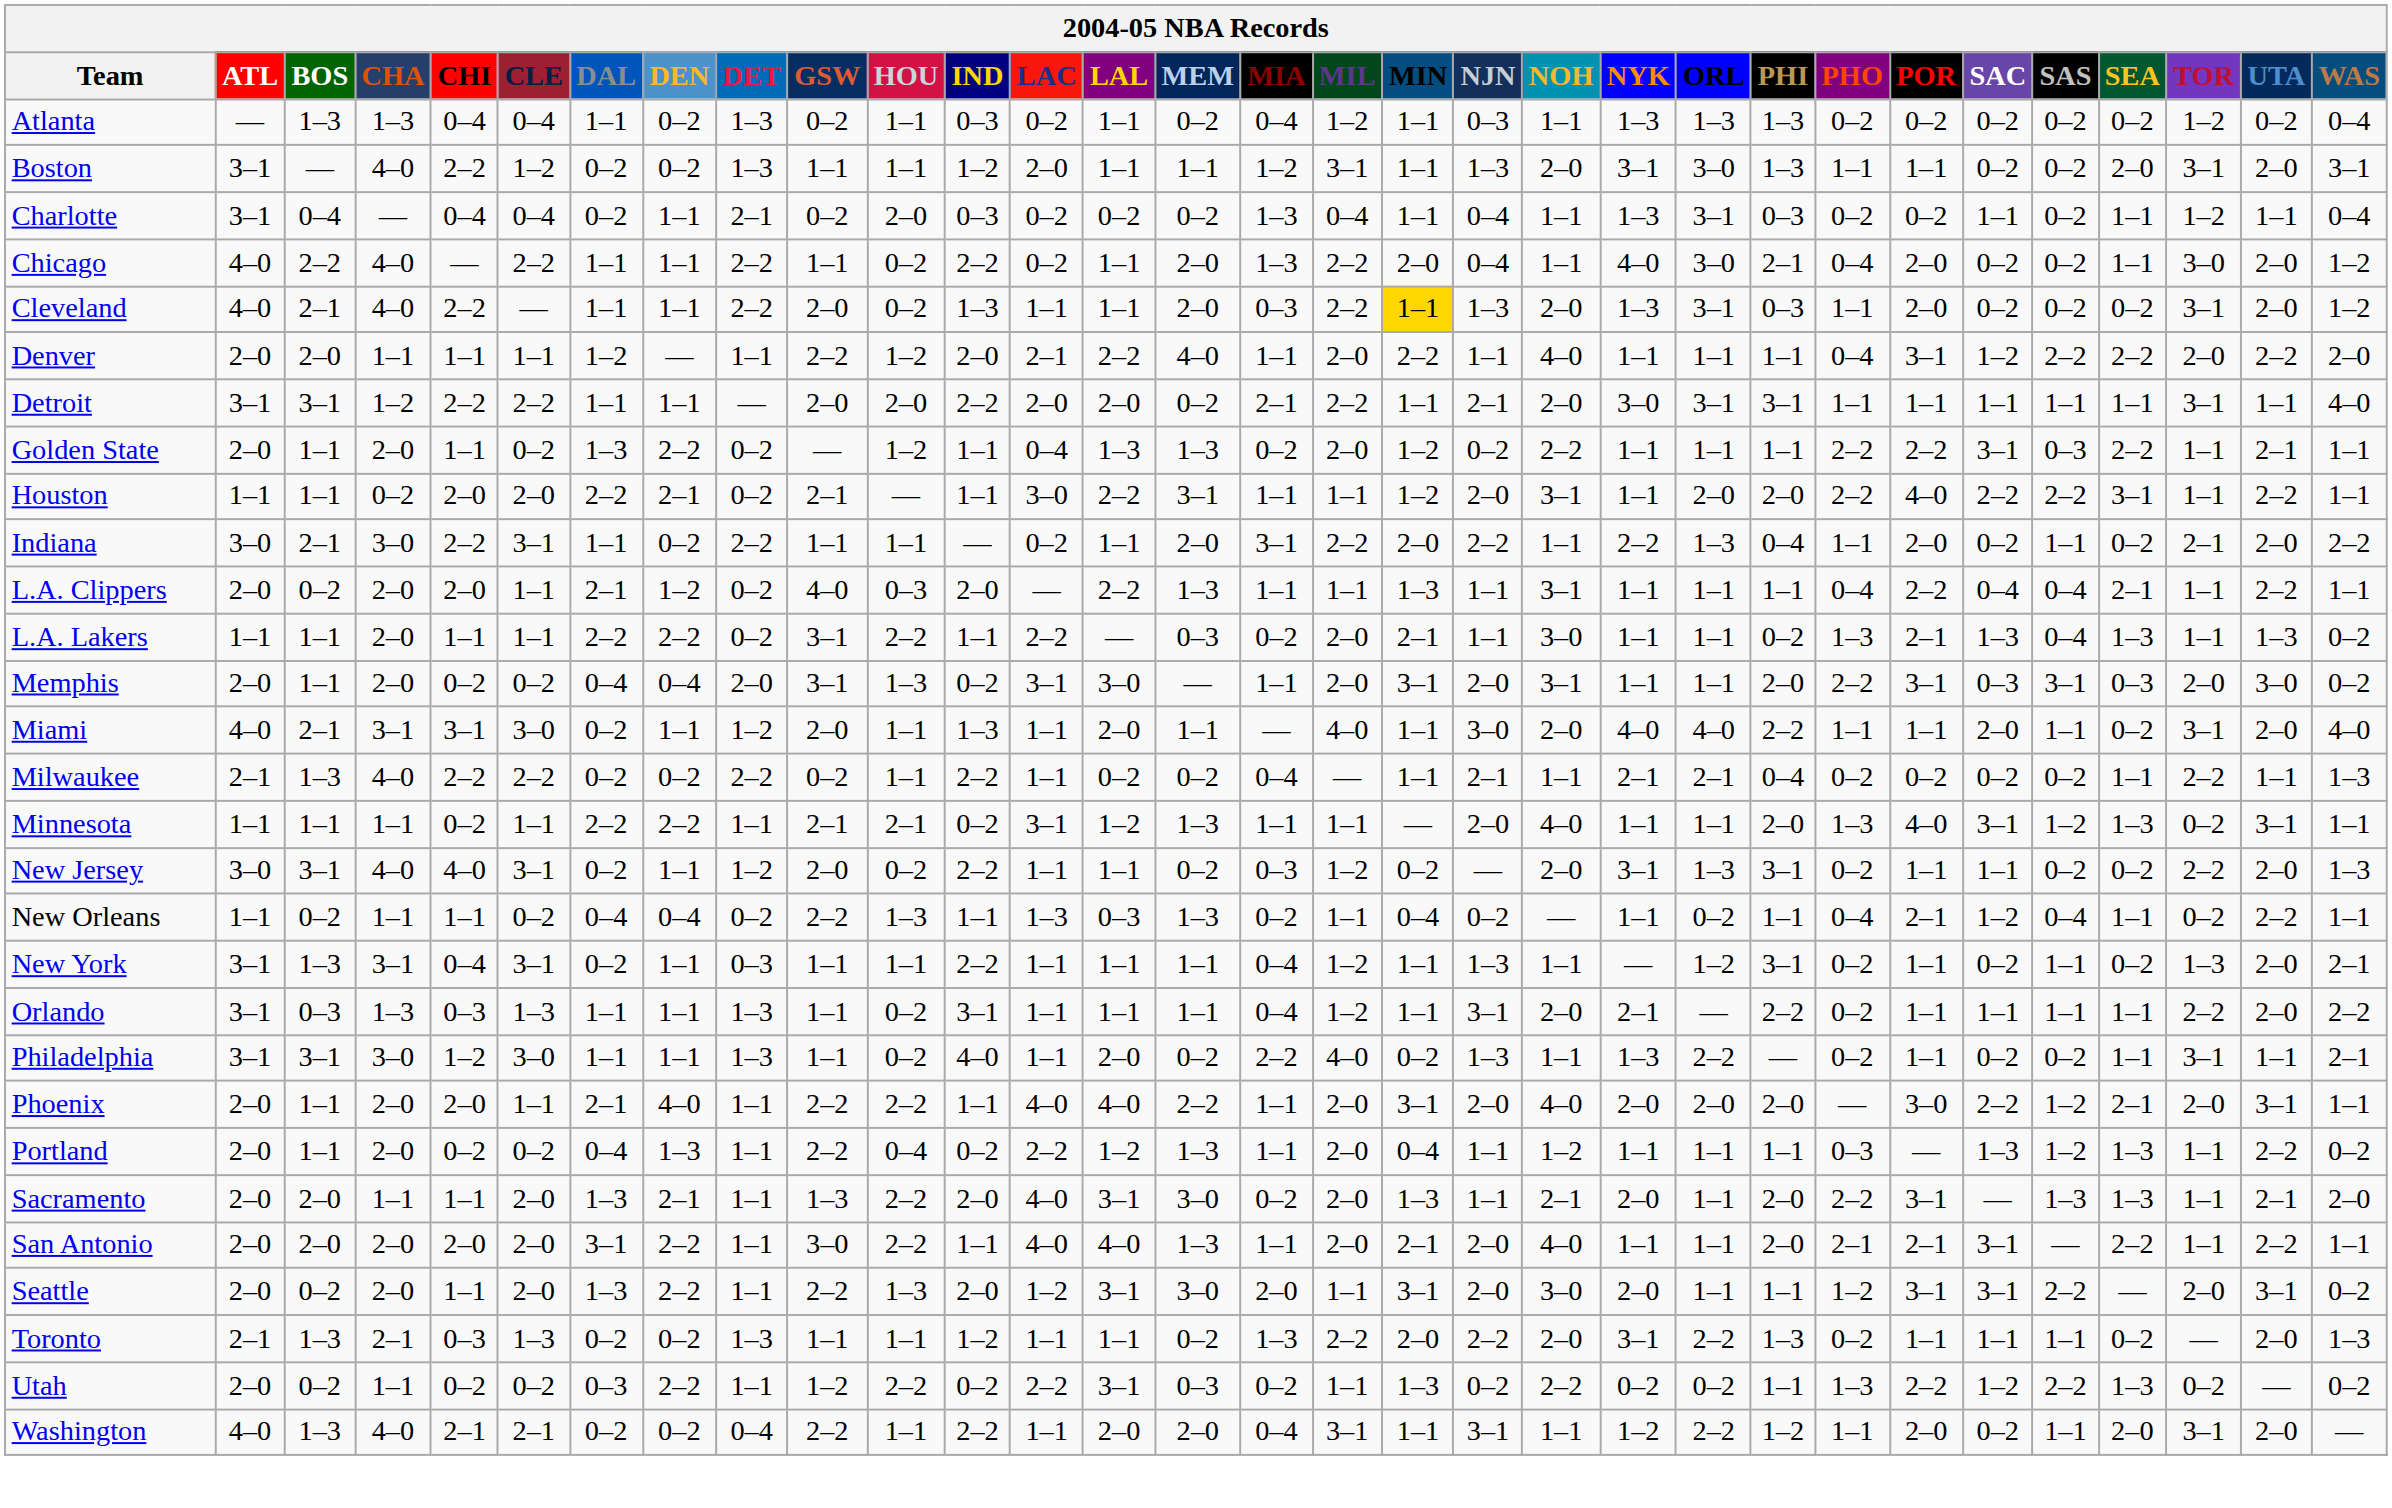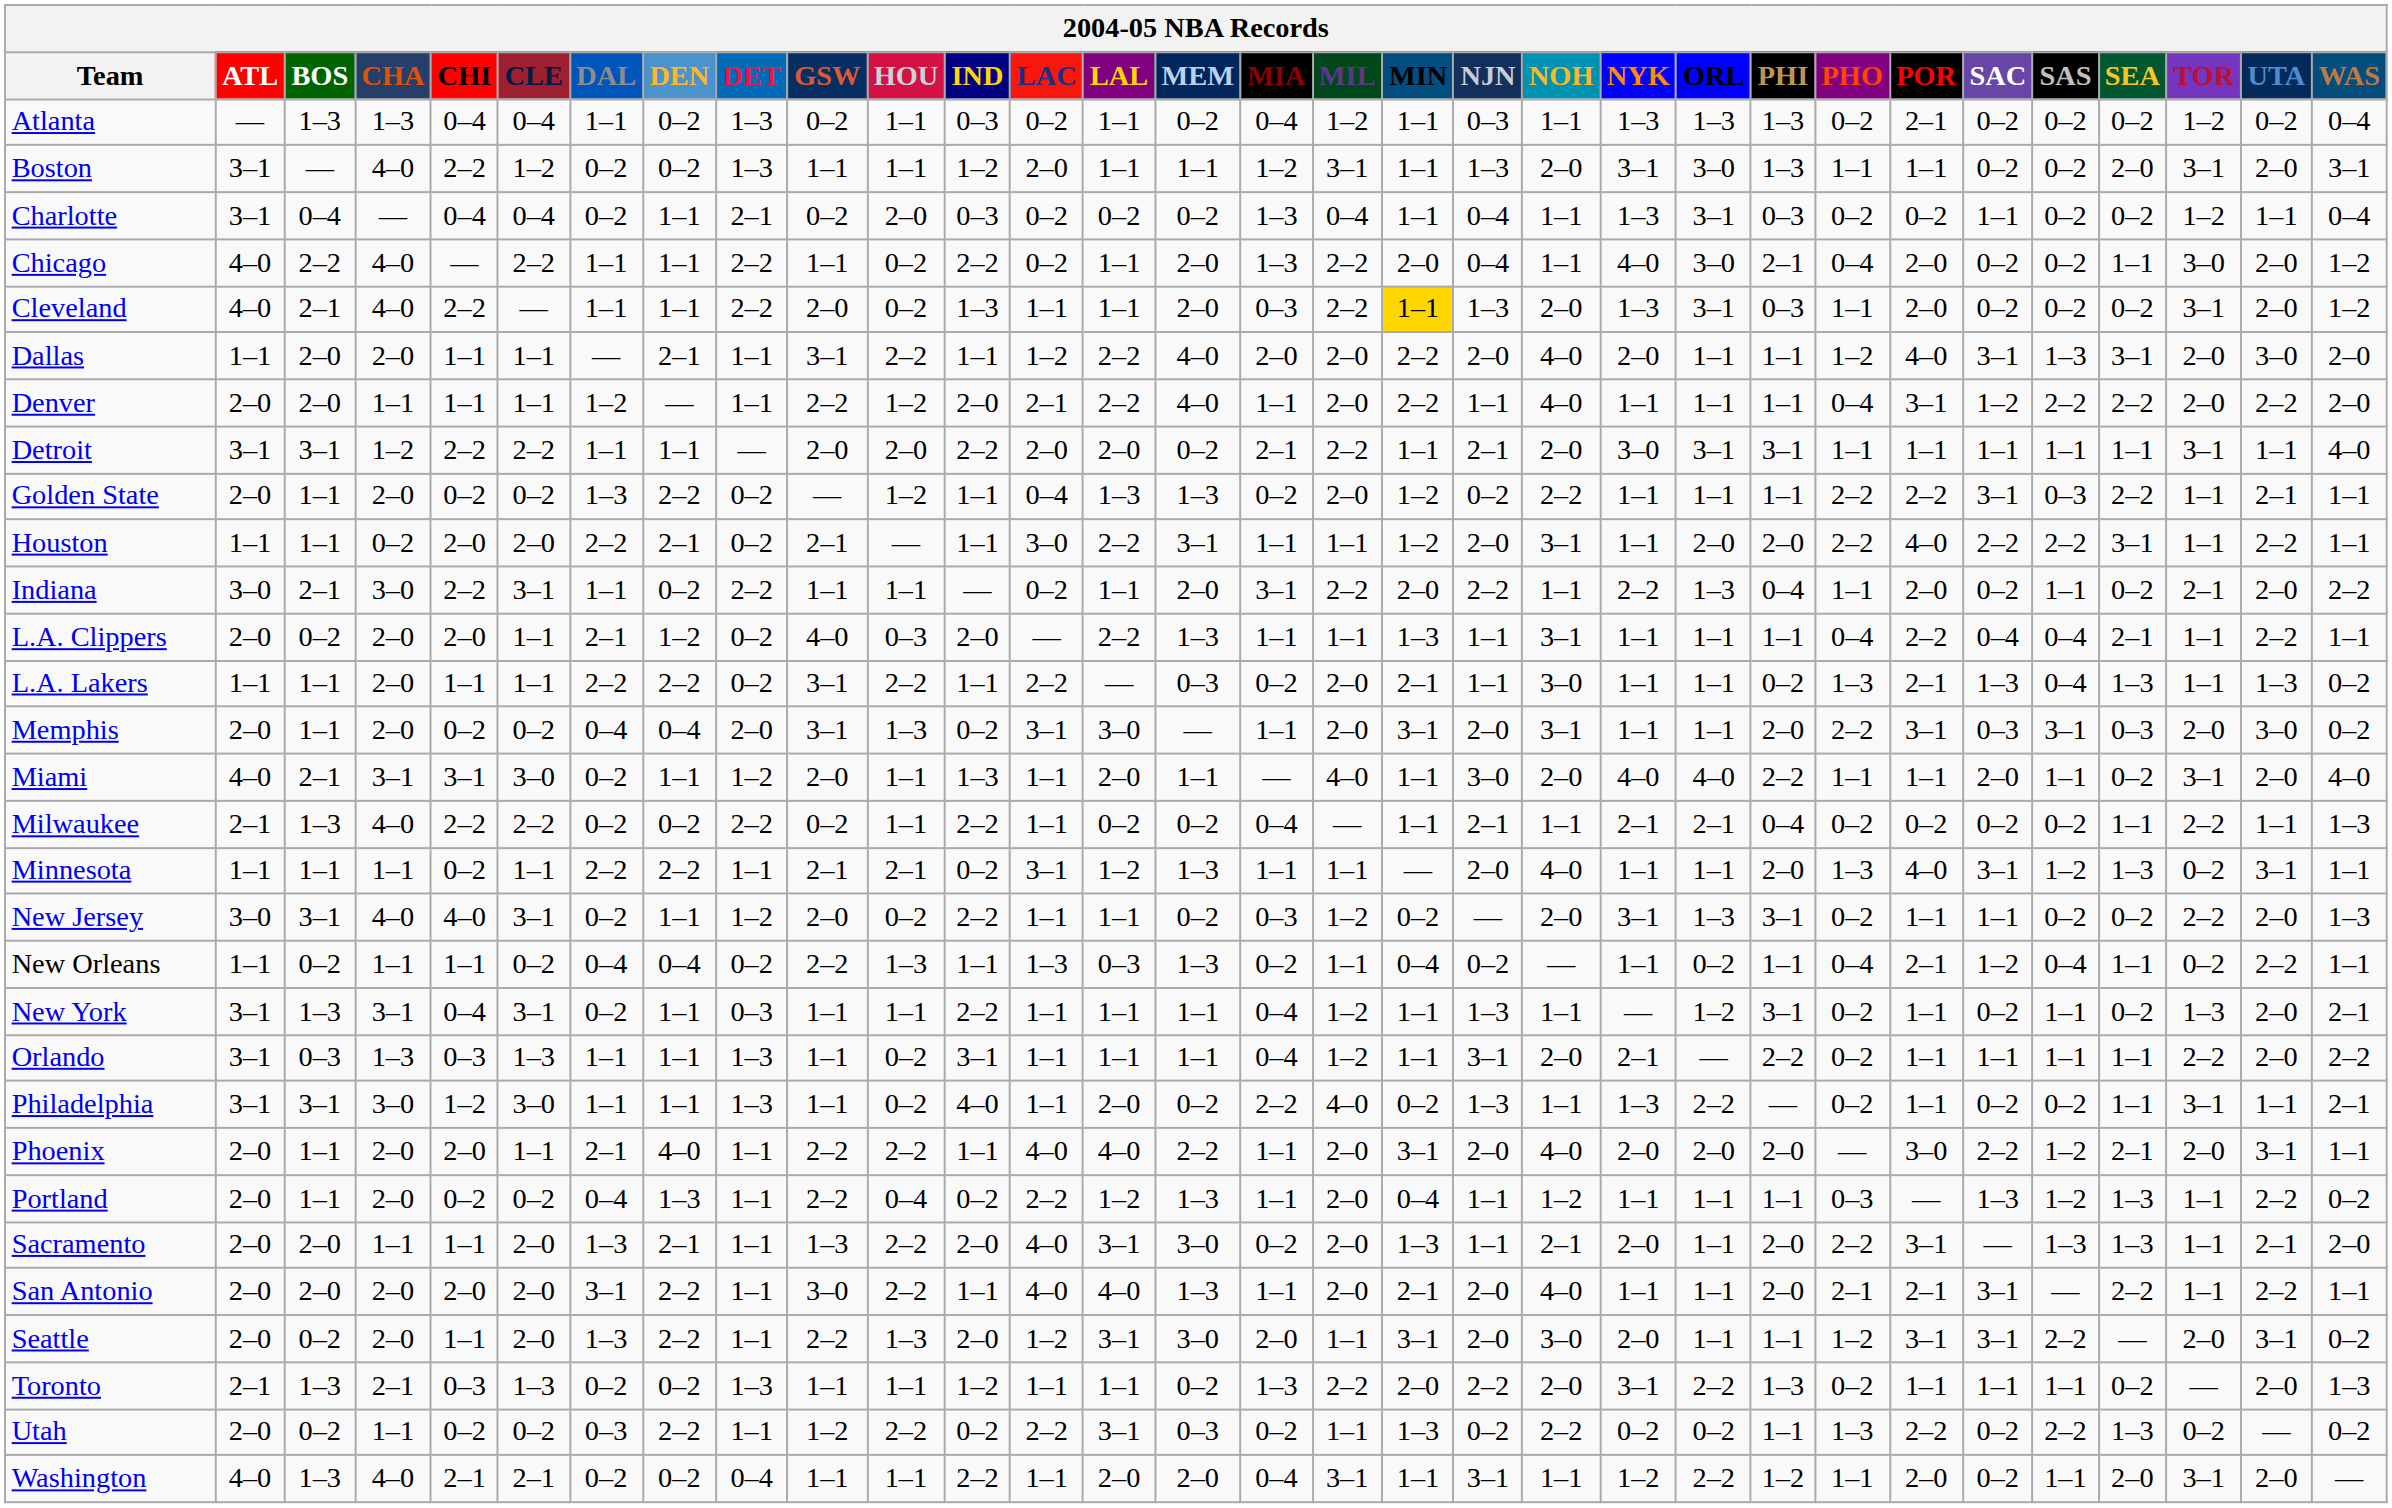(1926, 121) 0–2 -> (1926, 121) 2–1
(2132, 215) 1–1 -> (2132, 215) 0–2
+ row: (48, 355)
(465, 449) 1–1 -> (465, 496) 0–2
(1998, 1385) 1–2 -> (1998, 1431) 0–2
(827, 1431) 2–2 -> (827, 1478) 1–1
